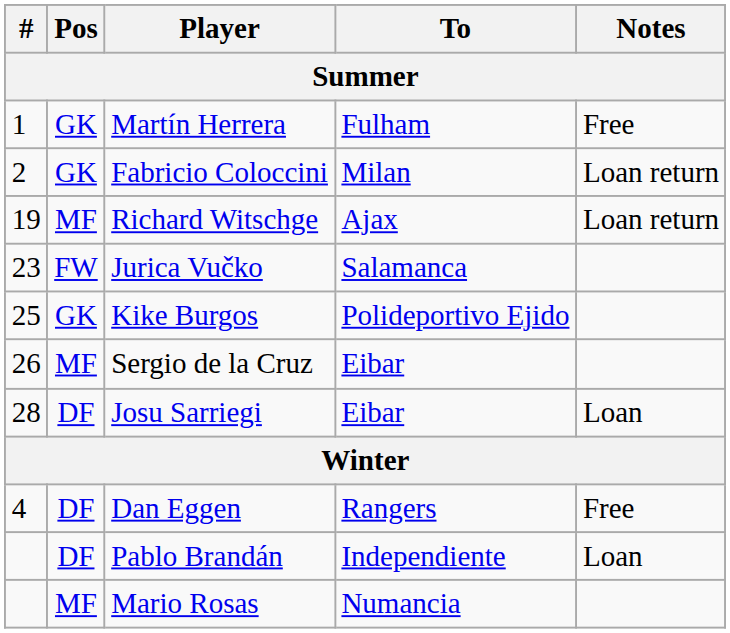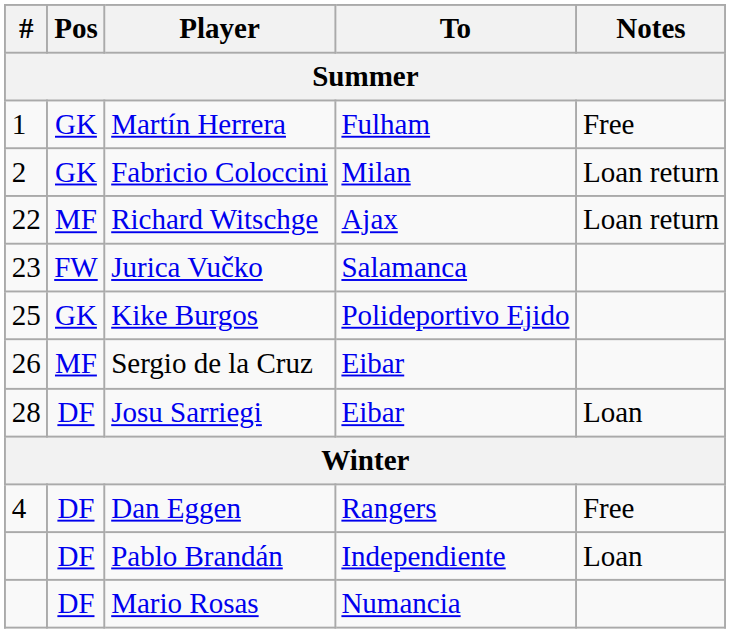(26, 220) 19 -> (26, 220) 22
(76, 603) MF -> (76, 603) DF
